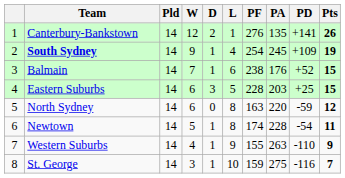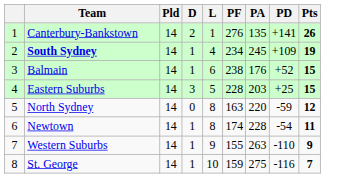- column: (192, 13)
(255, 51) 254 -> (234, 51) 234
